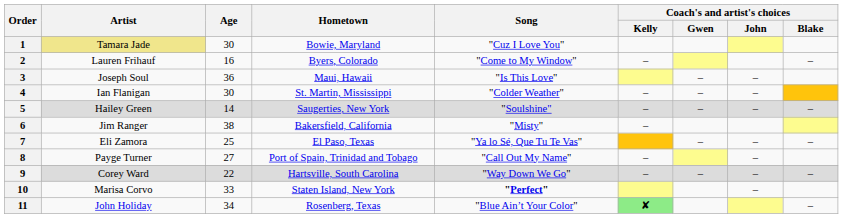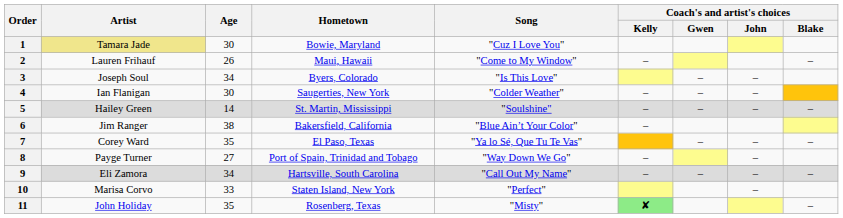(229, 61) 16 -> (229, 61) 26
(343, 61) Byers, Colorado -> (343, 61) Maui, Hawaii
(229, 77) 36 -> (229, 77) 34
(343, 77) Maui, Hawaii -> (343, 77) Byers, Colorado
(343, 93) St. Martin, Mississippi -> (343, 93) Saugerties, New York
(343, 109) Saugerties, New York -> (343, 109) St. Martin, Mississippi
(526, 125) "Misty" -> (526, 125) "Blue Ain’t Your Color"
(123, 141) Eli Zamora -> (123, 141) Corey Ward
(229, 141) 25 -> (229, 141) 35
(526, 157) "Call Out My Name" -> (526, 157) "Way Down We Go"
(123, 173) Corey Ward -> (123, 173) Eli Zamora
(229, 173) 22 -> (229, 173) 34
(526, 173) "Way Down We Go" -> (526, 173) "Call Out My Name"
(526, 189) bold -> (526, 189) normal
(229, 205) 34 -> (229, 205) 35
(526, 205) "Blue Ain’t Your Color" -> (526, 205) "Misty"
